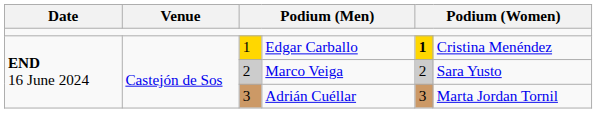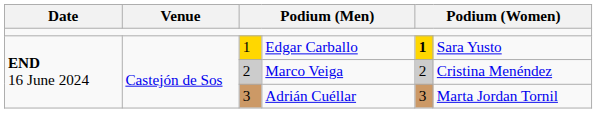(494, 47) Cristina Menéndez -> (469, 47) Sara Yusto
(469, 71) Sara Yusto -> (494, 71) Cristina Menéndez
